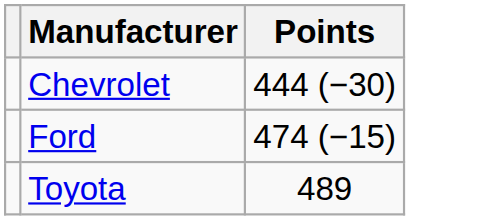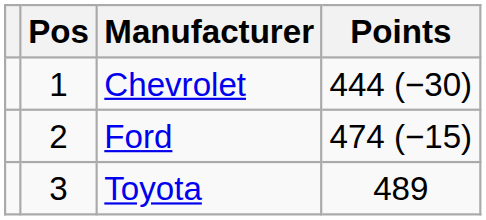+ column: (59, 32)
